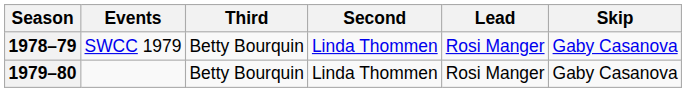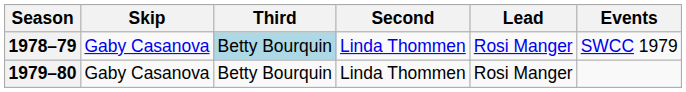columns swapped: (615, 18) <-> (133, 18)
(247, 45) no background -> (275, 45) lightblue background
